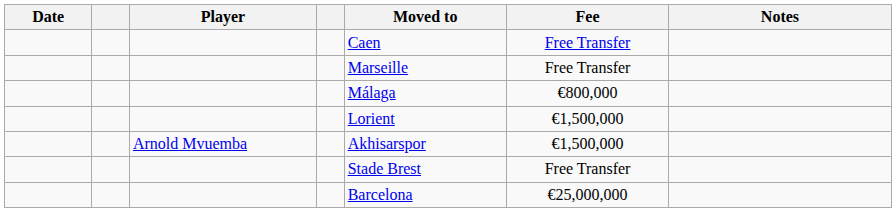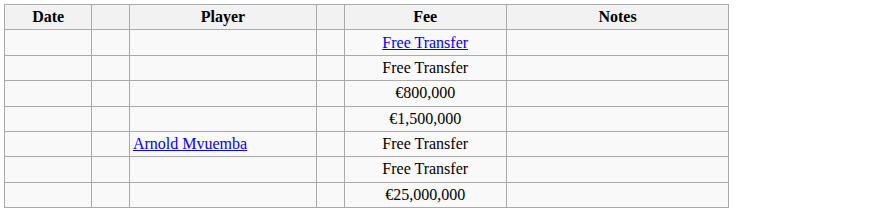- column: (425, 17)
(588, 144) €1,500,000 -> (425, 144) Free Transfer
